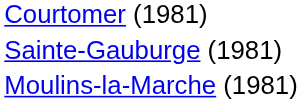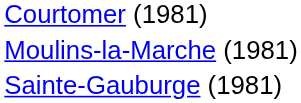rows swapped: (151, 85) <-> (143, 50)
